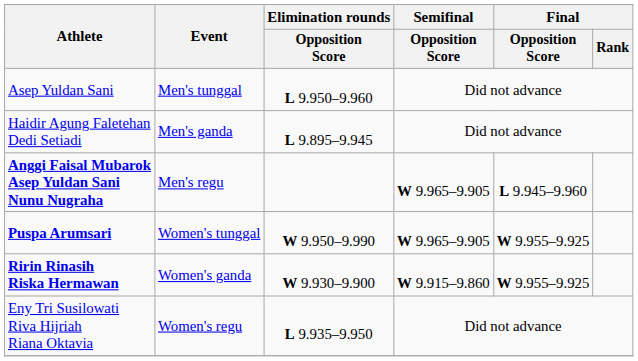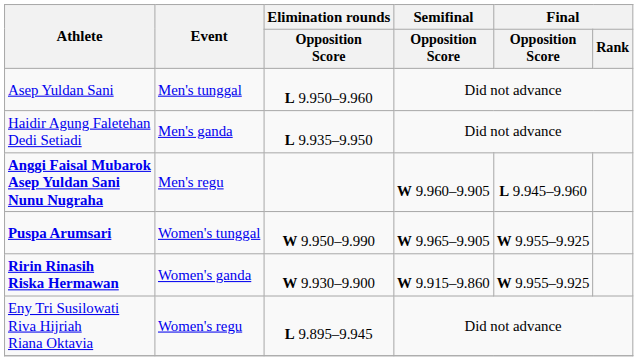(329, 140) L 9.895–9.945 -> (329, 140) L 9.935–9.950
(443, 191) W 9.965–9.905 -> (443, 191) W 9.960–9.905
(329, 334) L 9.935–9.950 -> (329, 334) L 9.895–9.945
